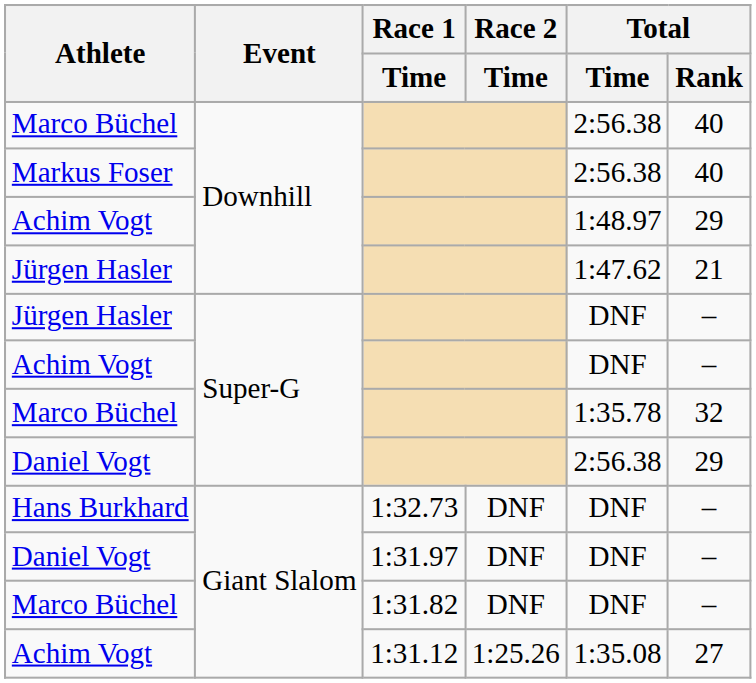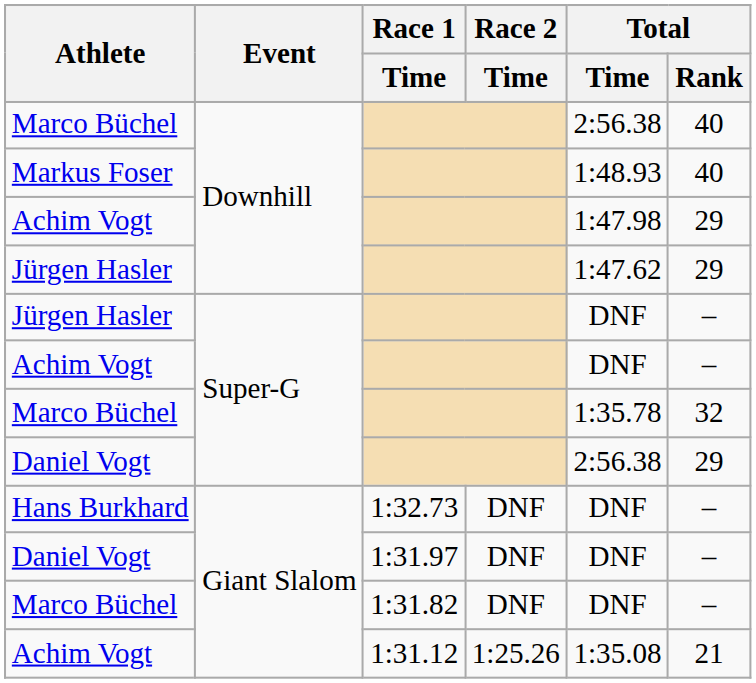(617, 172) 2:56.38 -> (617, 172) 1:48.93
(617, 220) 1:48.97 -> (617, 220) 1:47.98
(709, 268) 21 -> (709, 268) 29
(709, 652) 27 -> (709, 652) 21
